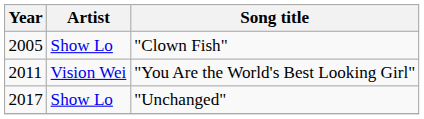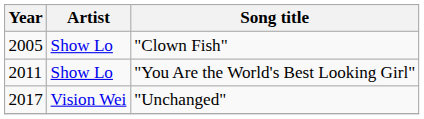(88, 72) Vision Wei -> (82, 72) Show Lo
(82, 99) Show Lo -> (88, 99) Vision Wei
